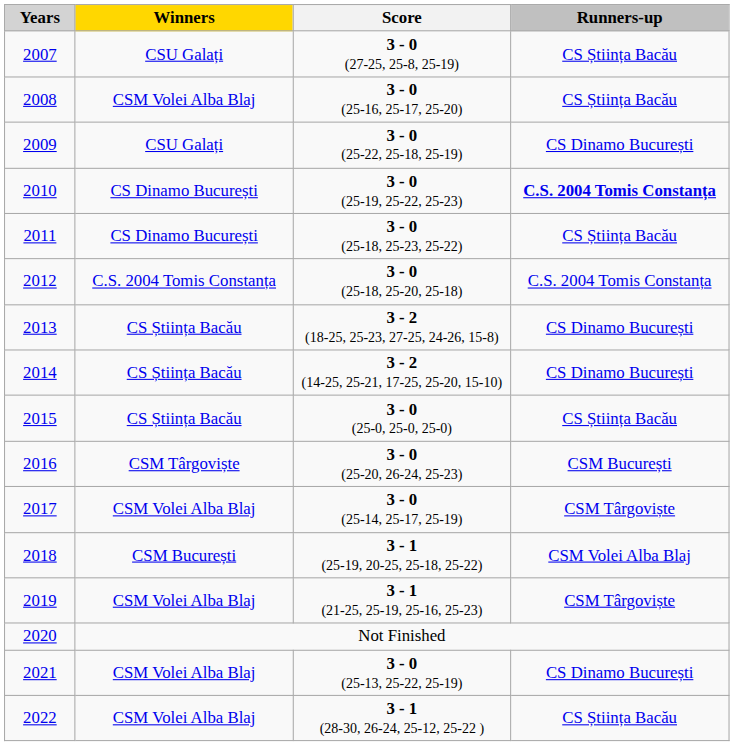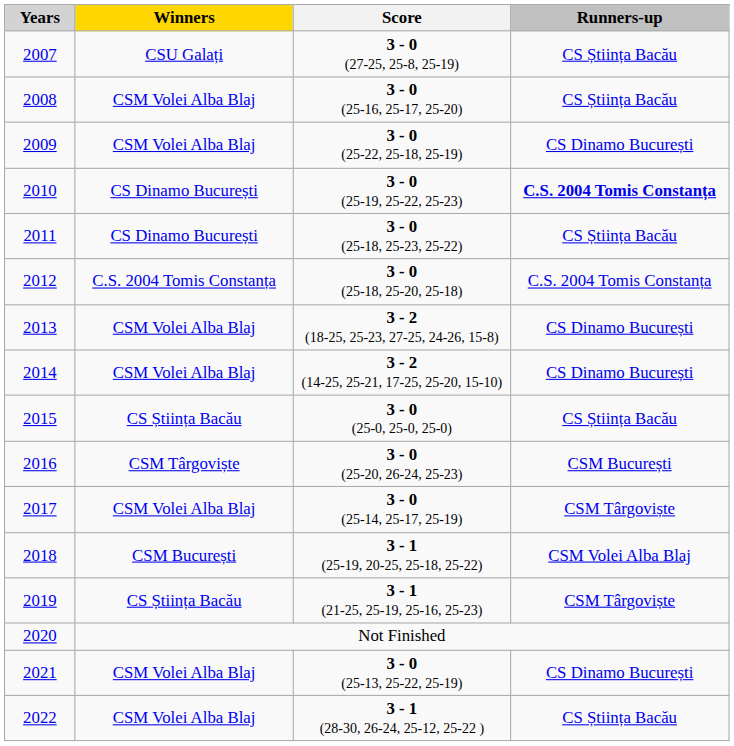(184, 145) CSU Galați -> (184, 145) CSM Volei Alba Blaj
(184, 327) CS Știința Bacău -> (184, 327) CSM Volei Alba Blaj
(184, 372) CS Știința Bacău -> (184, 372) CSM Volei Alba Blaj
(184, 600) CSM Volei Alba Blaj -> (184, 600) CS Știința Bacău
